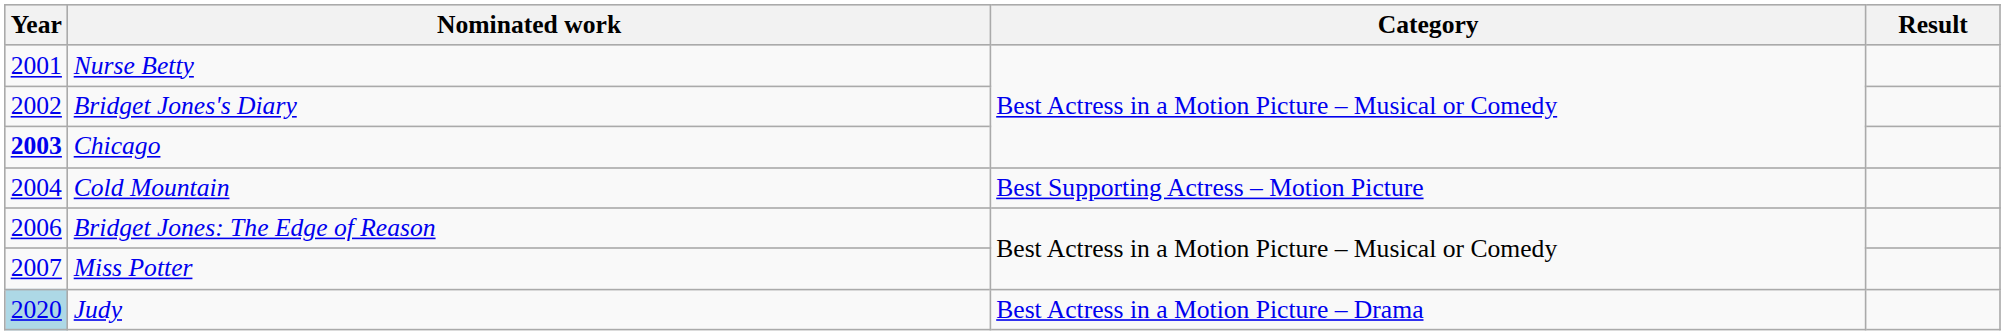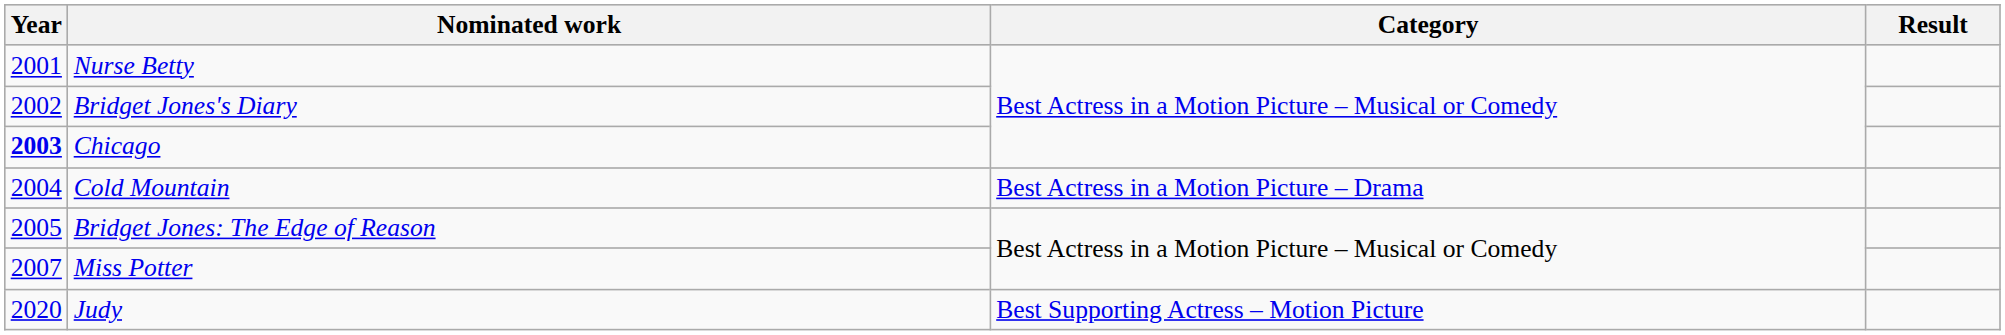(1210, 187) Best Supporting Actress – Motion Picture -> (1210, 187) Best Actress in a Motion Picture – Drama
(36, 227) 2006 -> (36, 227) 2005
(36, 308) lightblue background -> (36, 308) no background
(1210, 308) Best Actress in a Motion Picture – Drama -> (1210, 308) Best Supporting Actress – Motion Picture
